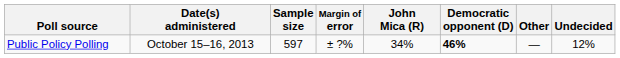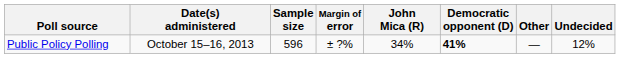(293, 44) 597 -> (293, 44) 596
(454, 44) 46% -> (454, 44) 41%
